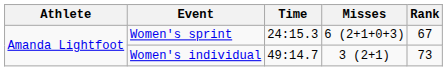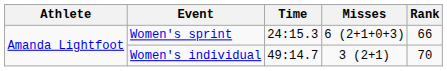(425, 35) 67 -> (425, 35) 66
(425, 55) 73 -> (425, 55) 70
